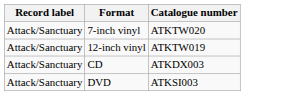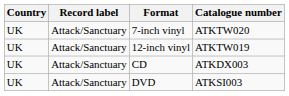+ column: (26, 13)
